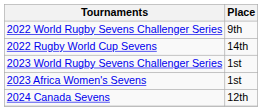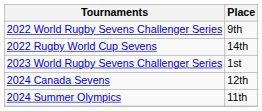- row: (77, 81)
+ row: (64, 98)
